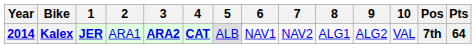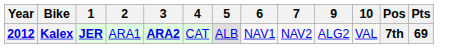- column: (334, 14)
(21, 33) 2014 -> (21, 33) 2012
(198, 33) bold -> (197, 33) normal
(459, 33) 64 -> (421, 33) 69
